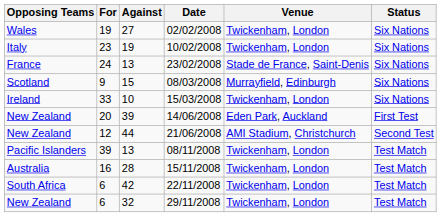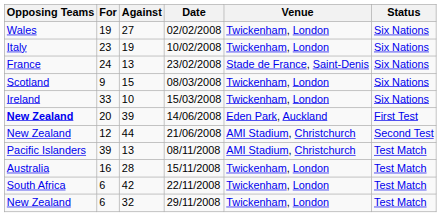(281, 82) Murrayfield, Edinburgh -> (278, 82) Twickenham, London
(39, 116) normal -> (40, 116) bold
(278, 151) Twickenham, London -> (291, 151) AMI Stadium, Christchurch
